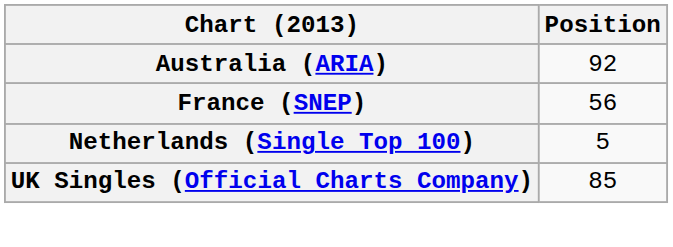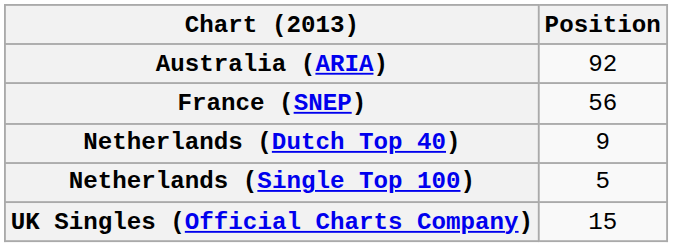+ row: (272, 143)
(603, 182) 85 -> (603, 222) 15
